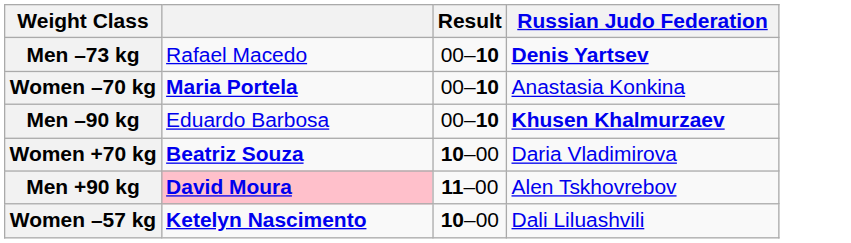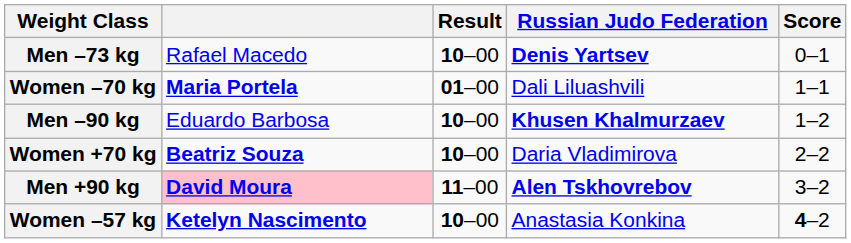+ column: (812, 21)
(470, 54) 00–10 -> (470, 54) 10–00
(470, 87) 00–10 -> (470, 87) 01–00
(598, 87) Anastasia Konkina -> (578, 87) Dali Liluashvili
(470, 120) 00–10 -> (470, 120) 10–00
(594, 187) normal -> (602, 187) bold
(578, 220) Dali Liluashvili -> (598, 220) Anastasia Konkina
